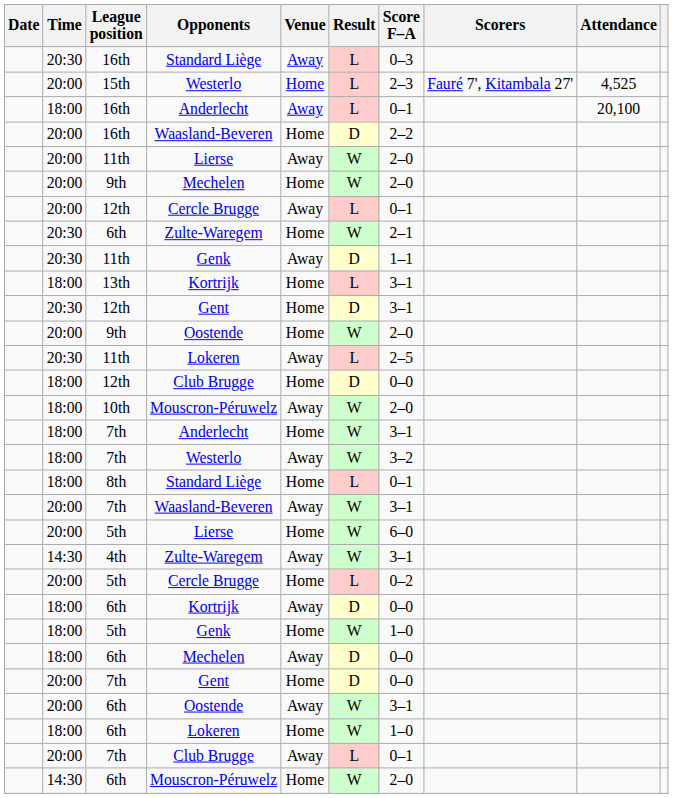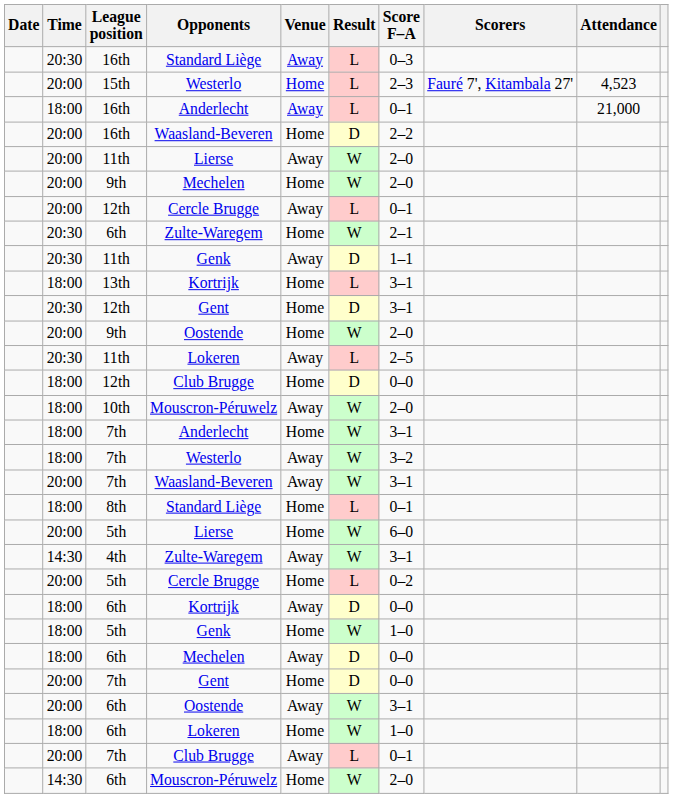(619, 84) 4,525 -> (619, 84) 4,523
(619, 109) 20,100 -> (619, 109) 21,000
rows swapped: (116, 482) <-> (116, 507)
